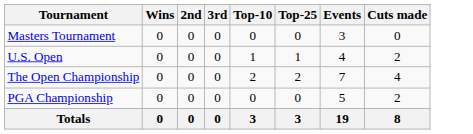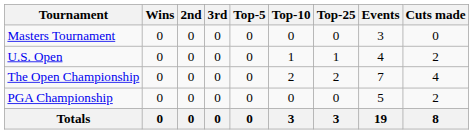+ column: (249, 14)
